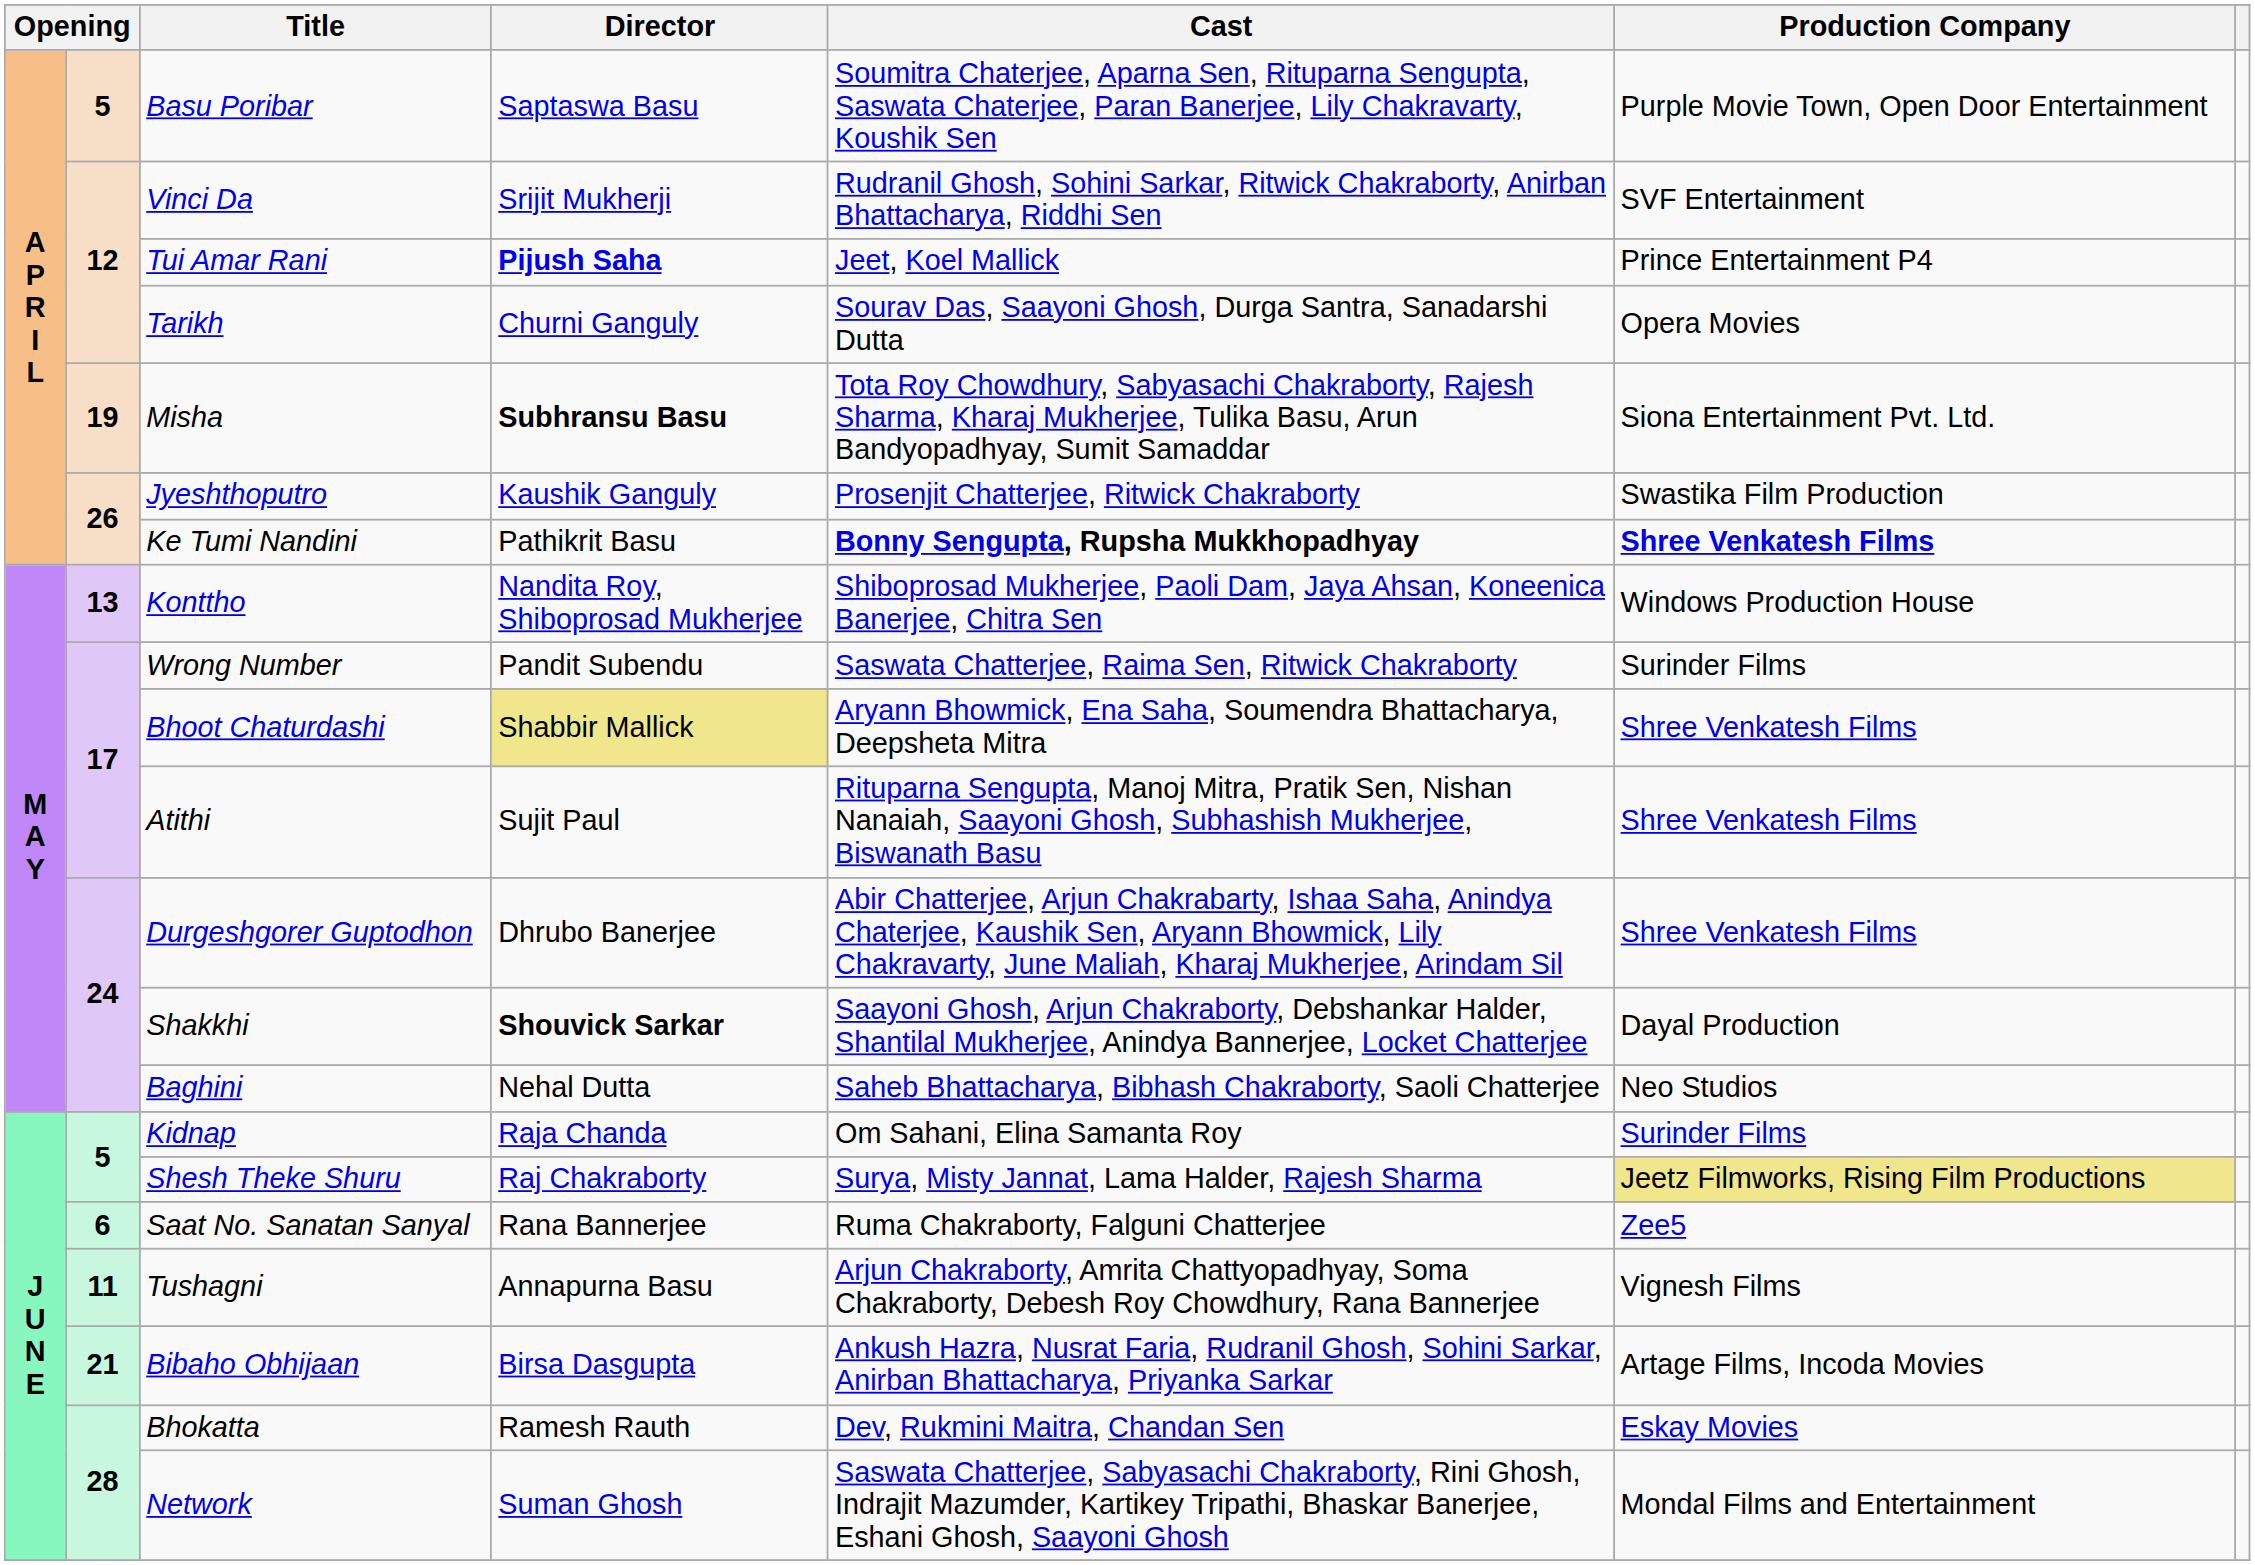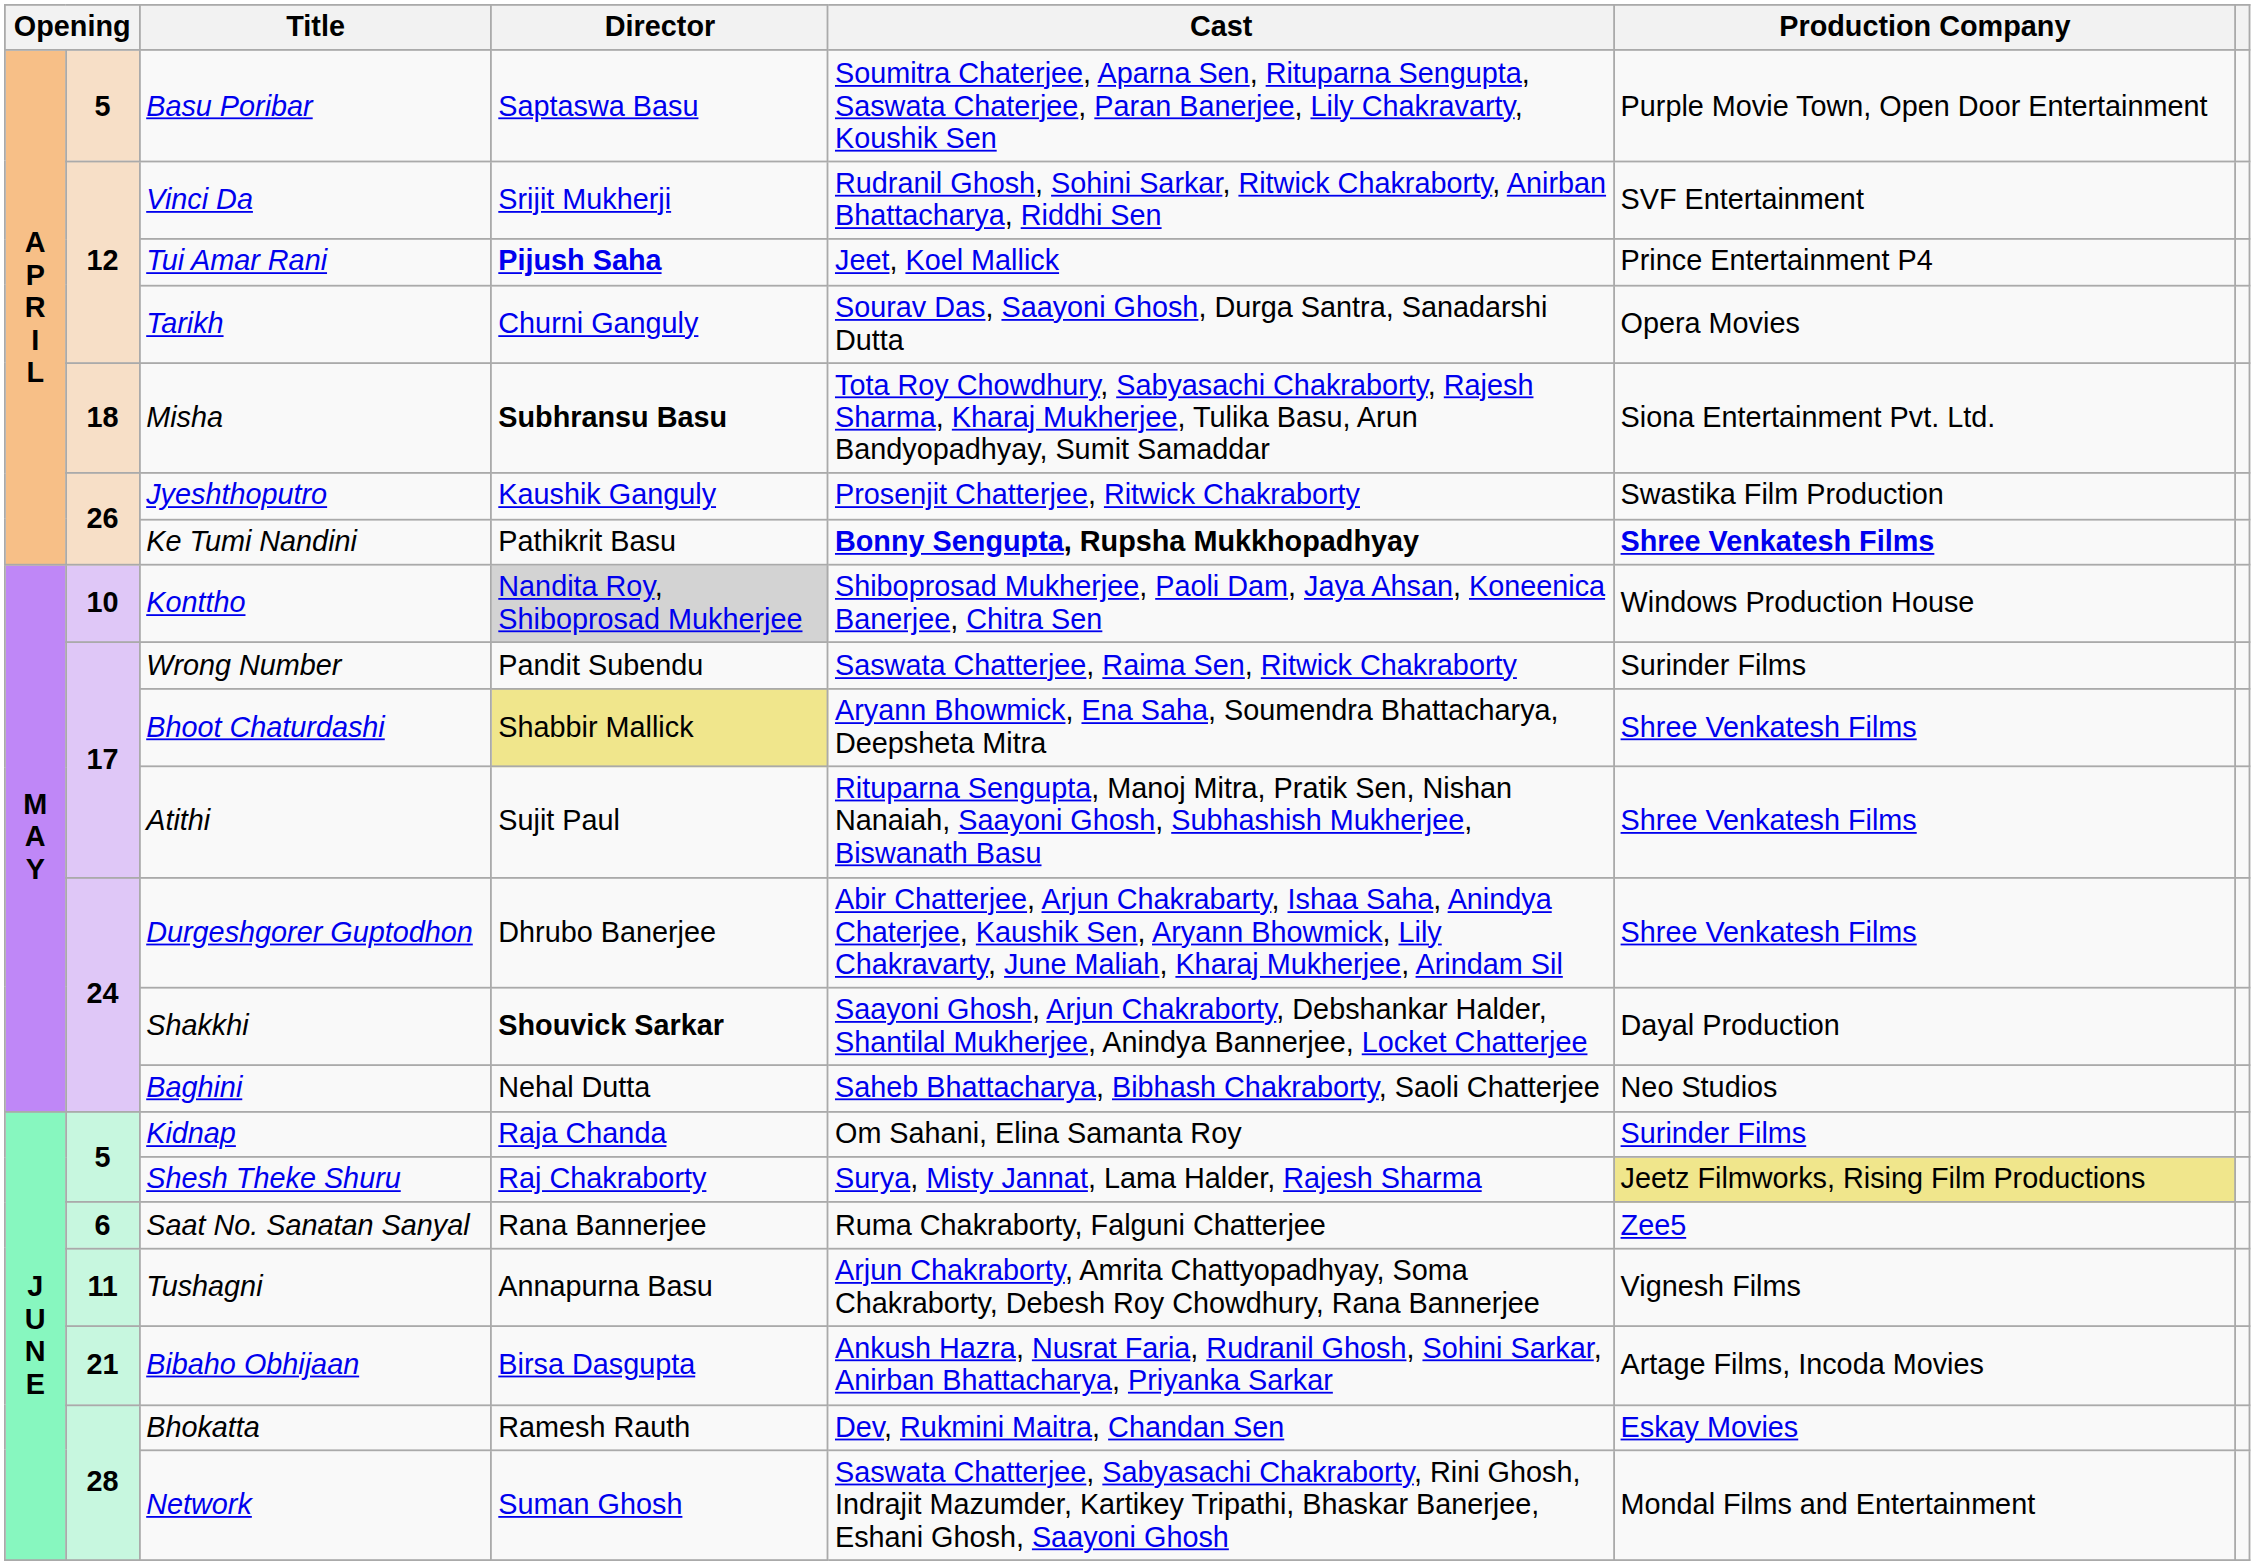(103, 417) 19 -> (103, 417) 18
(103, 603) 13 -> (103, 603) 10
(650, 603) no background -> (650, 603) lightgrey background
